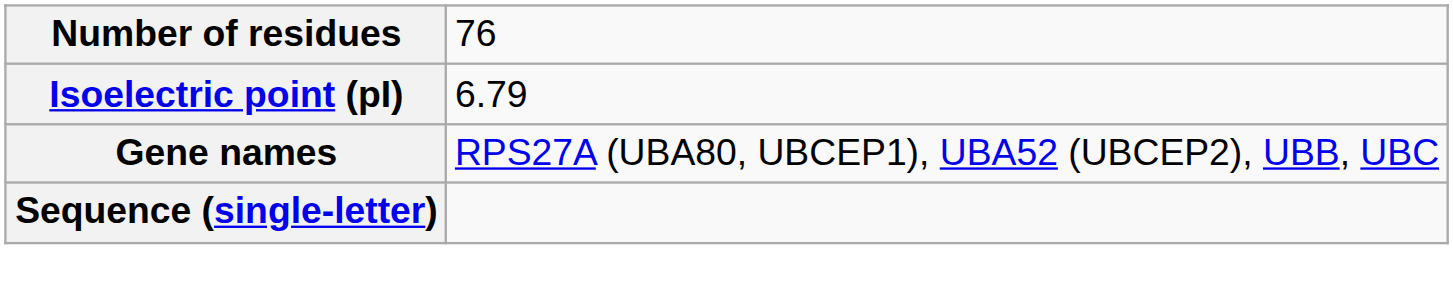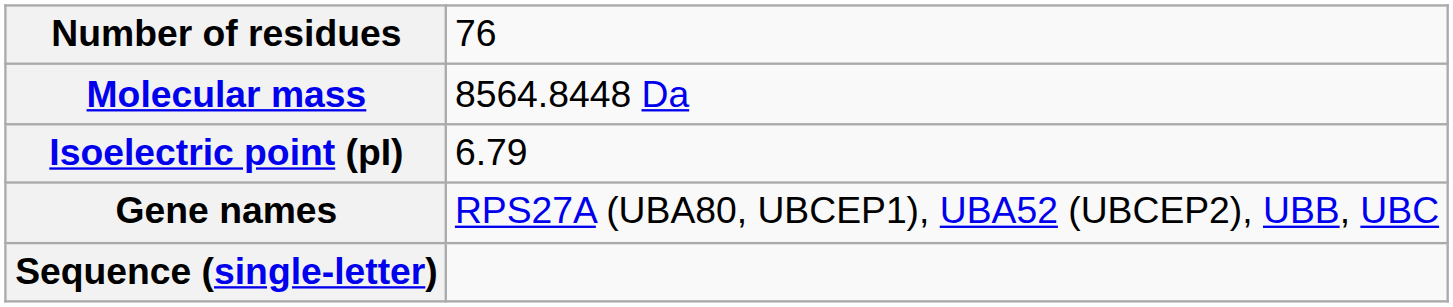+ row: (226, 93)
